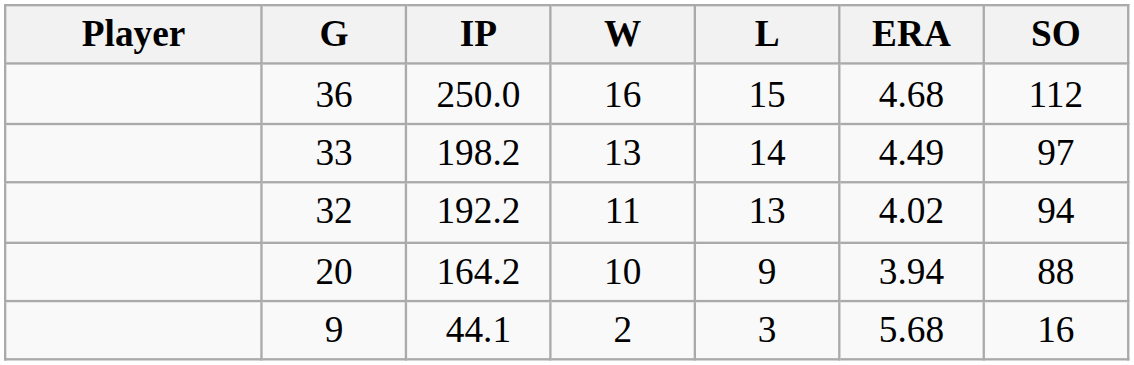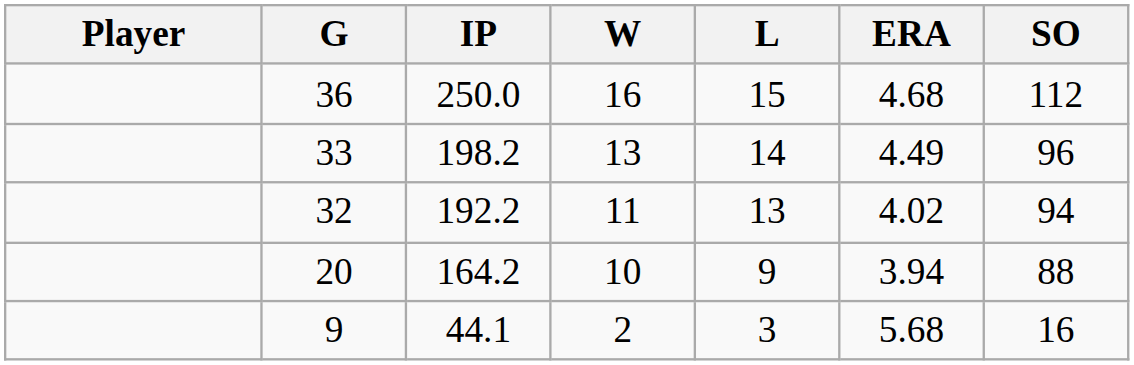(1056, 152) 97 -> (1056, 152) 96
